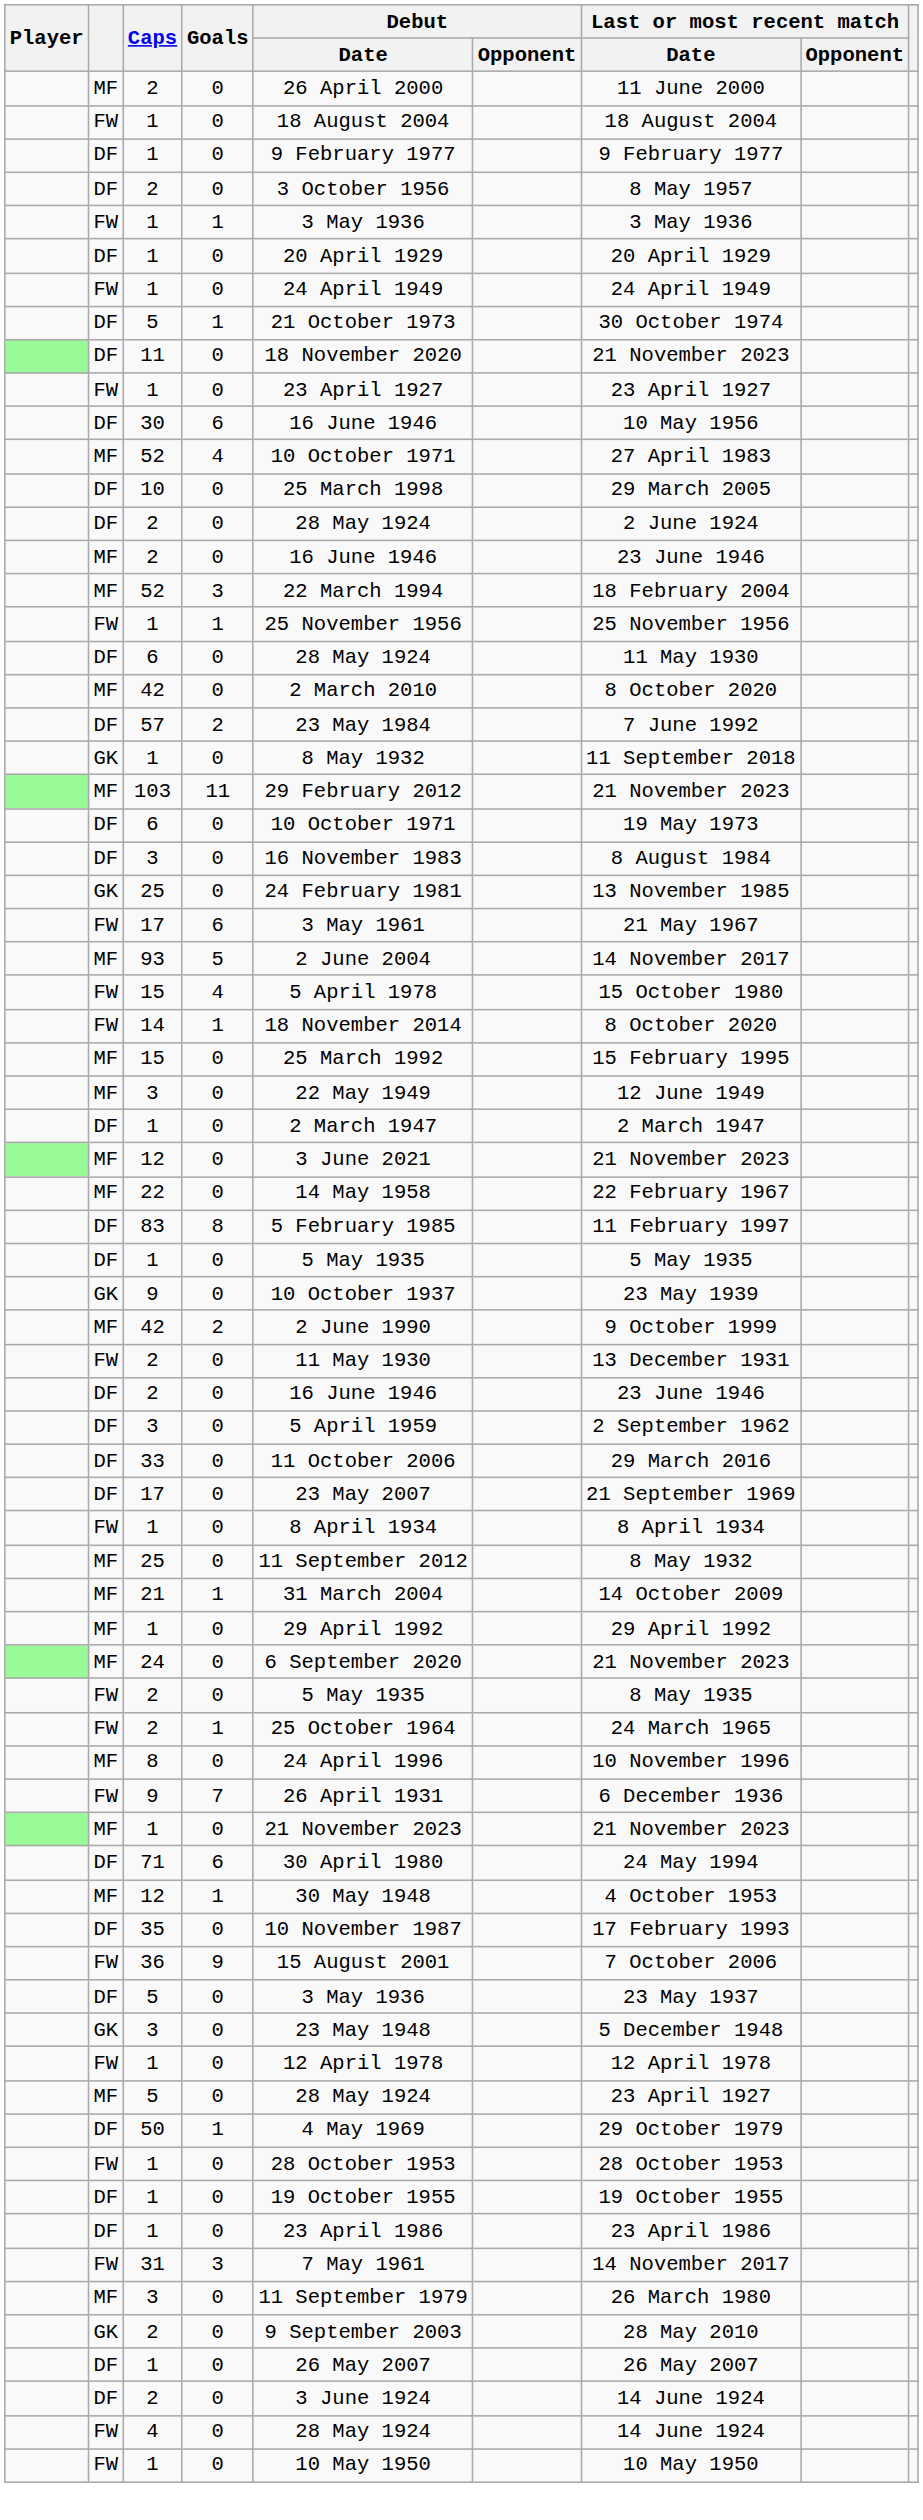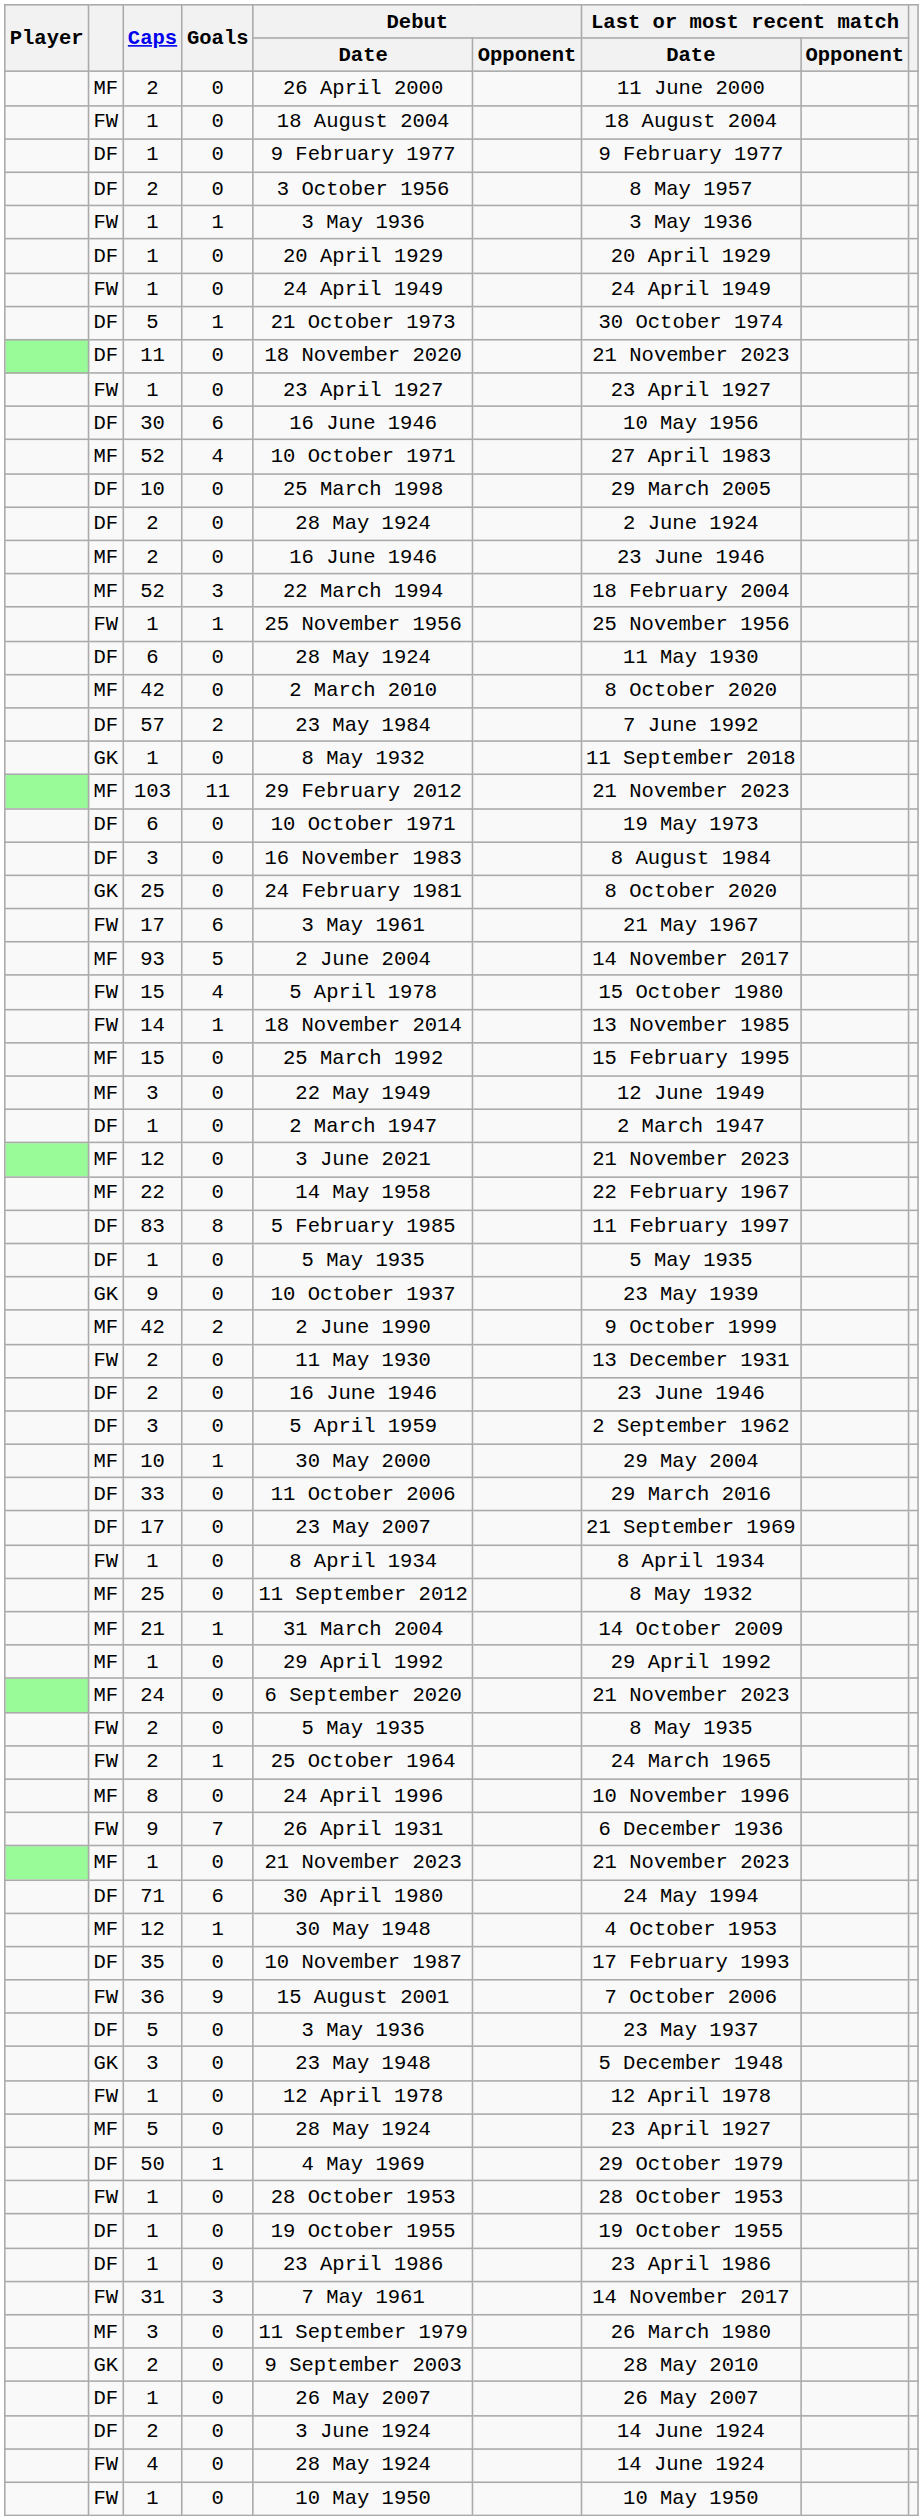(691, 892) 13 November 1985 -> (691, 892) 8 October 2020
(691, 1026) 8 October 2020 -> (691, 1026) 13 November 1985
+ row: (106, 1461)
